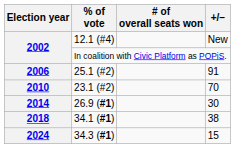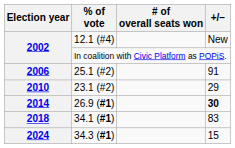(213, 87) 70 -> (213, 87) 29
(213, 103) normal -> (213, 103) bold
(213, 119) 38 -> (213, 119) 83
